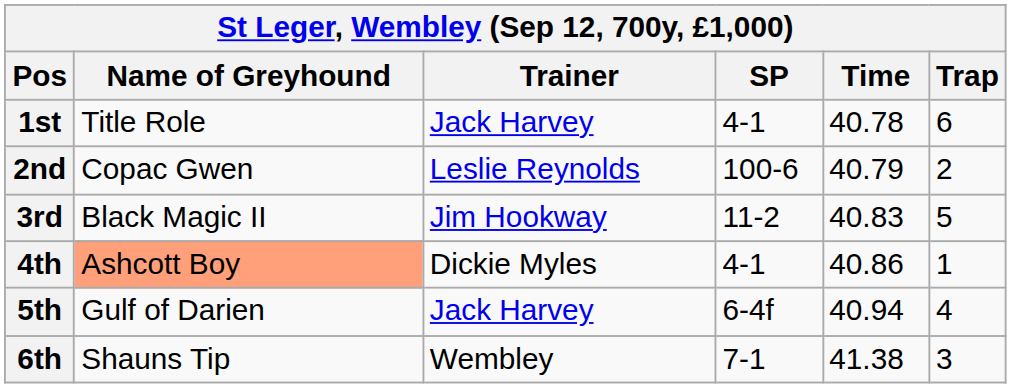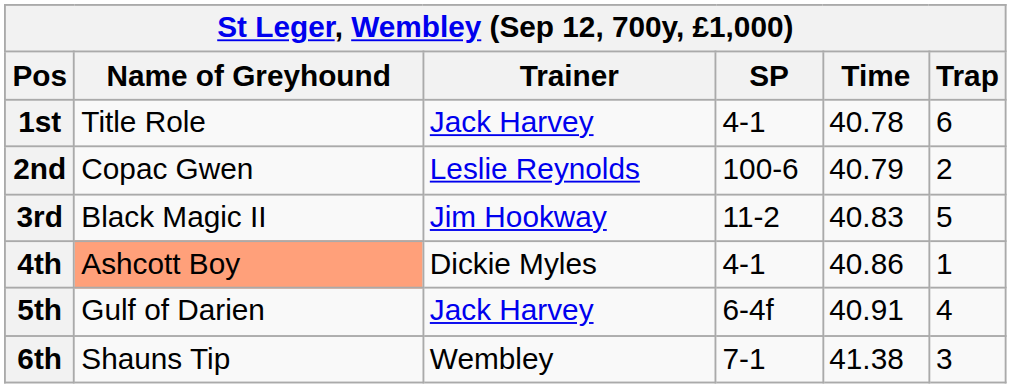(867, 311) 40.94 -> (867, 311) 40.91
